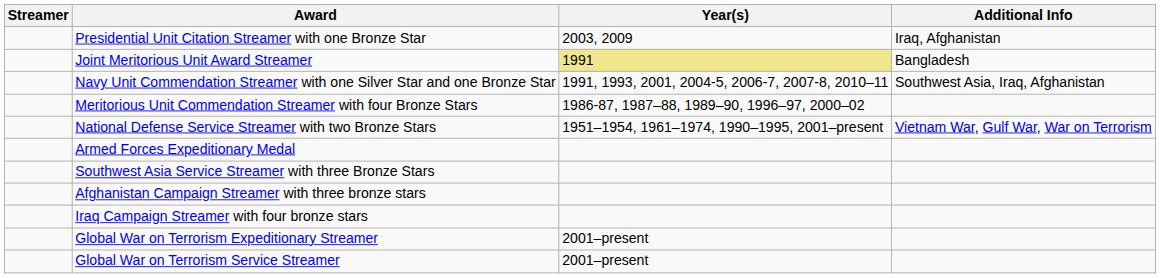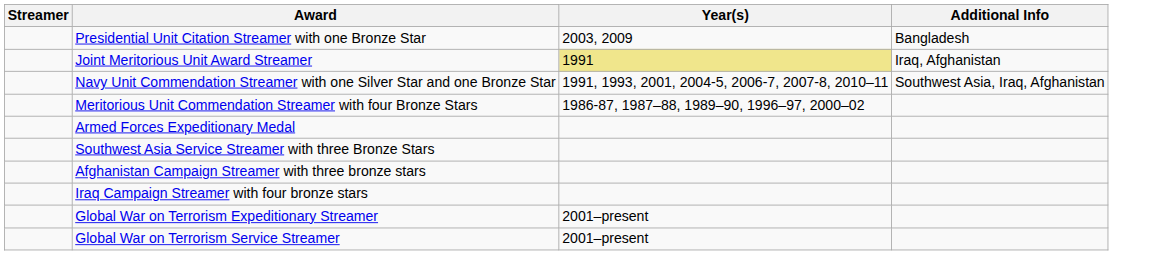(948, 37) Iraq, Afghanistan -> (932, 37) Bangladesh
(932, 60) Bangladesh -> (948, 60) Iraq, Afghanistan
- row: (256, 127)
